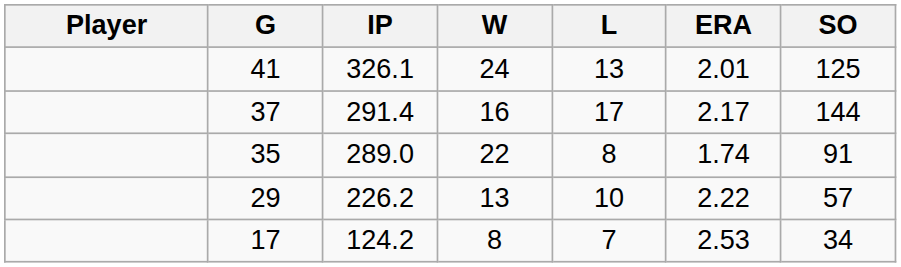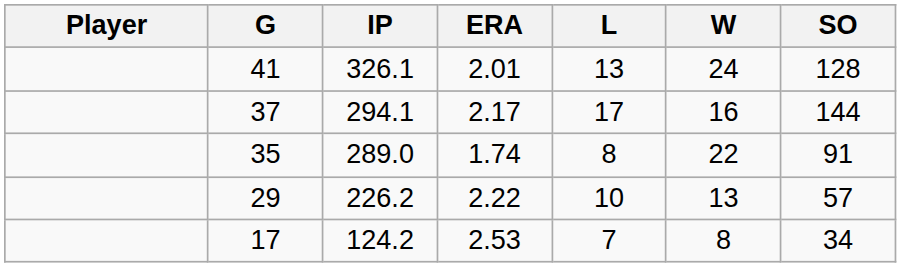columns swapped: (495, 25) <-> (724, 25)
(838, 68) 125 -> (838, 68) 128
(380, 111) 291.4 -> (380, 111) 294.1
